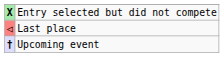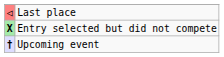rows swapped: (47, 28) <-> (117, 12)
